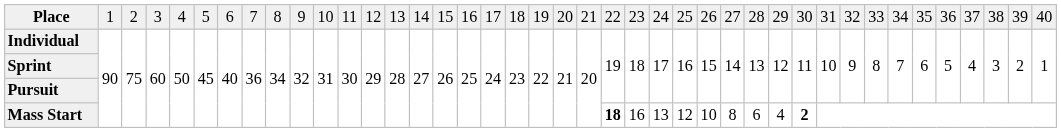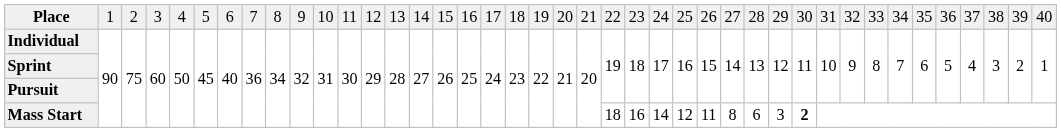(613, 114) bold -> (613, 114) normal
(661, 114) 13 -> (661, 114) 14
(709, 114) 10 -> (709, 114) 11
(780, 114) 4 -> (780, 114) 3
